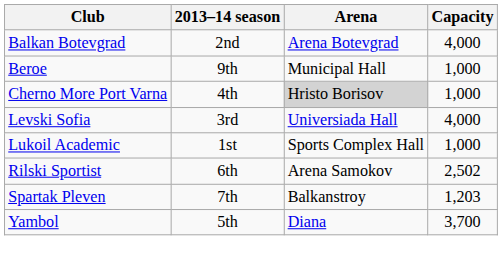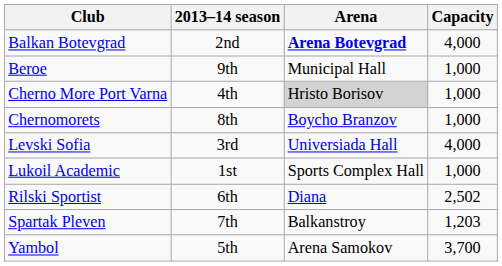(343, 42) normal -> (347, 42) bold
+ row: (54, 119)
(340, 171) Arena Samokov -> (307, 196) Diana
(307, 222) Diana -> (340, 247) Arena Samokov
